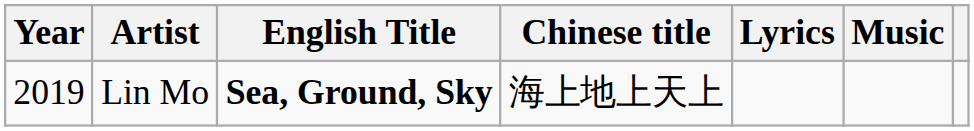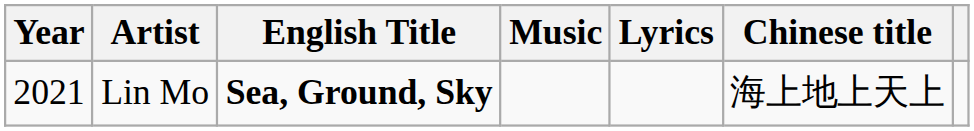columns swapped: (616, 32) <-> (898, 32)
(49, 92) 2019 -> (49, 92) 2021
